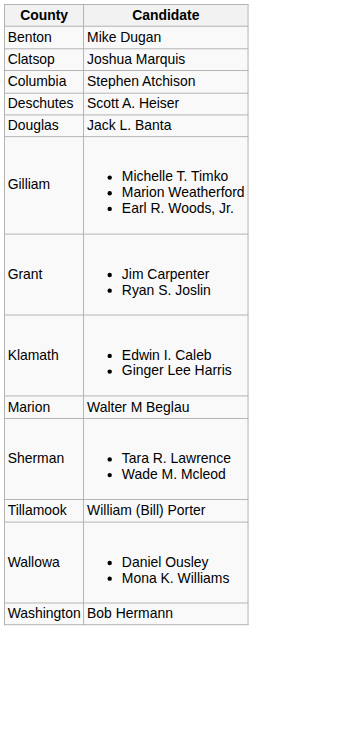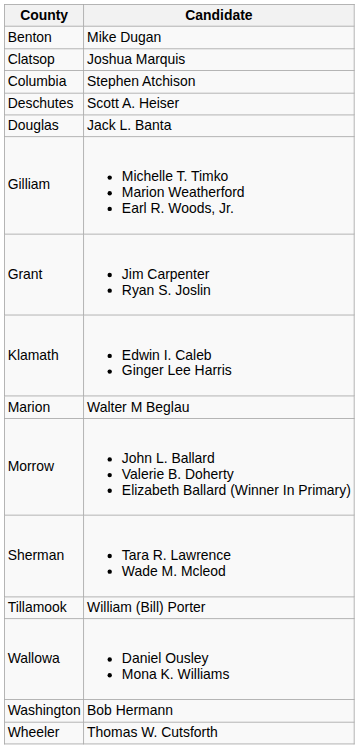+ row: (31, 466)
+ row: (34, 732)
